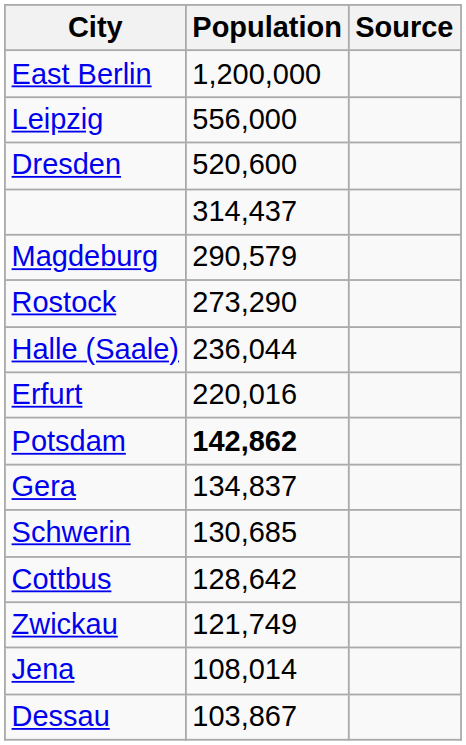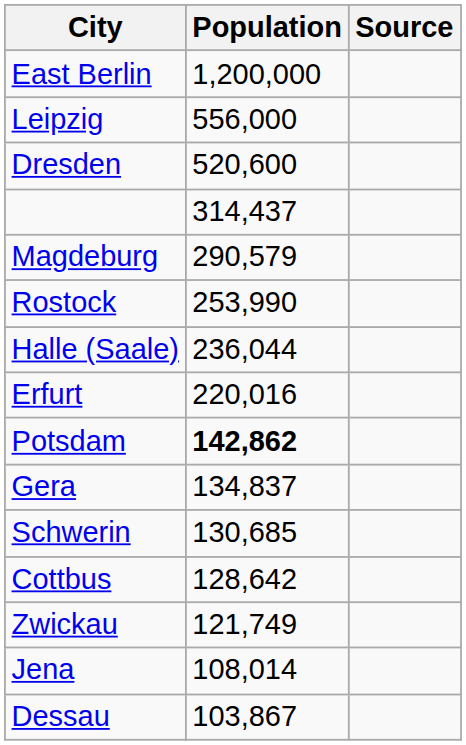(245, 303) 273,290 -> (245, 303) 253,990
